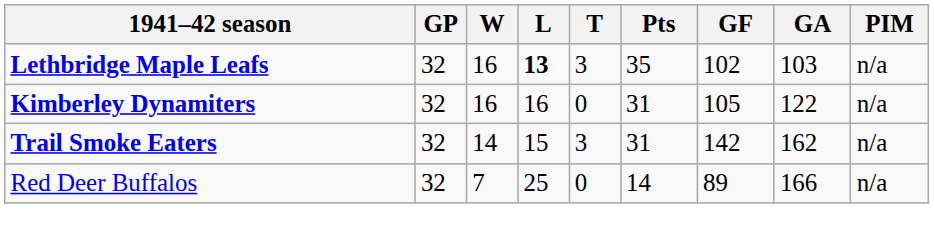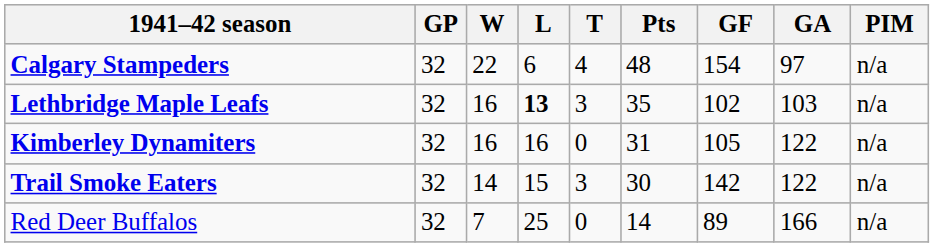+ row: (120, 63)
(639, 143) 31 -> (639, 182) 30
(799, 143) 162 -> (799, 182) 122
